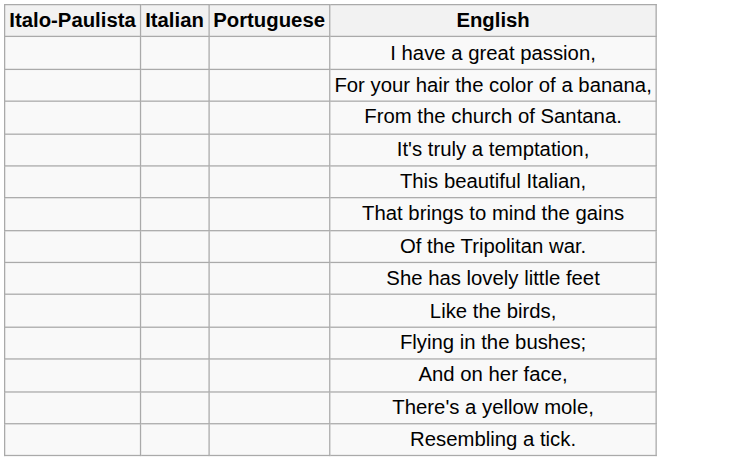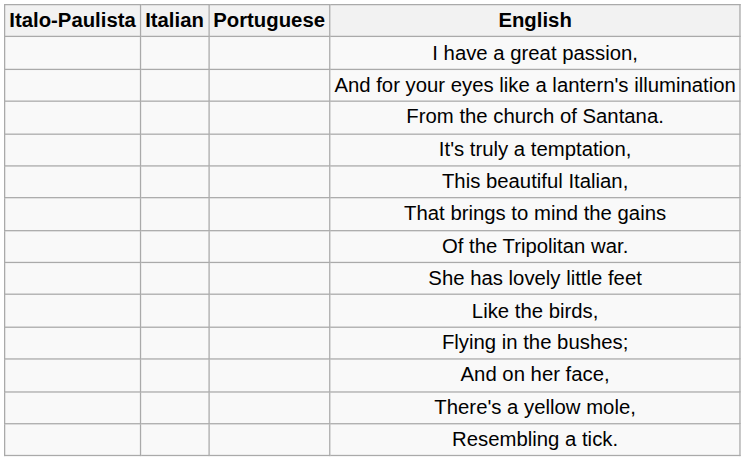- row: (493, 85)
+ row: (535, 85)
